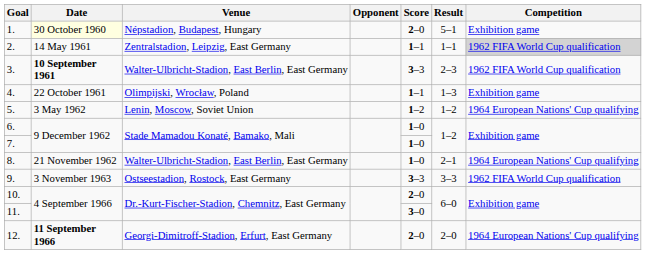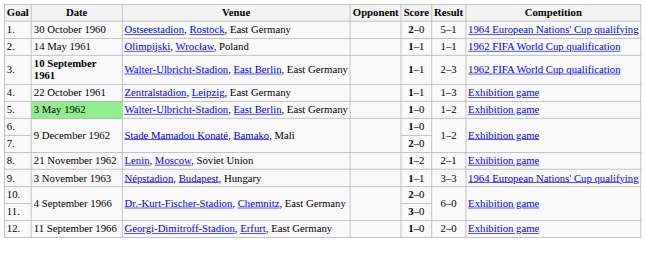(70, 30) lightyellow background -> (70, 30) no background
(193, 30) Népstadion, Budapest, Hungary -> (208, 30) Ostseestadion, Rostock, East Germany
(504, 30) Exhibition game -> (553, 30) 1964 European Nations' Cup qualifying
(208, 47) Zentralstadion, Leipzig, East Germany -> (187, 47) Olimpijski, Wrocław, Poland
(544, 47) lightgrey background -> (544, 47) no background
(416, 70) 3–3 -> (416, 70) 1–1
(187, 93) Olimpijski, Wrocław, Poland -> (208, 93) Zentralstadion, Leipzig, East Germany
(60, 110) no background -> (60, 110) lightgreen background
(189, 110) Lenin, Moscow, Soviet Union -> (236, 110) Walter-Ulbricht-Stadion, East Berlin, East Germany
(416, 110) 1–2 -> (416, 110) 1–0
(553, 110) 1964 European Nations' Cup qualifying -> (504, 110) Exhibition game
(416, 144) 1–0 -> (416, 144) 2–0
(236, 161) Walter-Ulbricht-Stadion, East Berlin, East Germany -> (189, 161) Lenin, Moscow, Soviet Union
(416, 161) 1–0 -> (416, 161) 1–2
(553, 161) 1964 European Nations' Cup qualifying -> (504, 161) Exhibition game
(208, 178) Ostseestadion, Rostock, East Germany -> (193, 178) Népstadion, Budapest, Hungary
(416, 178) 3–3 -> (416, 178) 1–1
(544, 178) 1962 FIFA World Cup qualification -> (553, 178) 1964 European Nations' Cup qualifying
(65, 235) bold -> (75, 229) normal
(416, 235) 2–0 -> (416, 229) 1–0
(553, 235) 1964 European Nations' Cup qualifying -> (504, 229) Exhibition game
